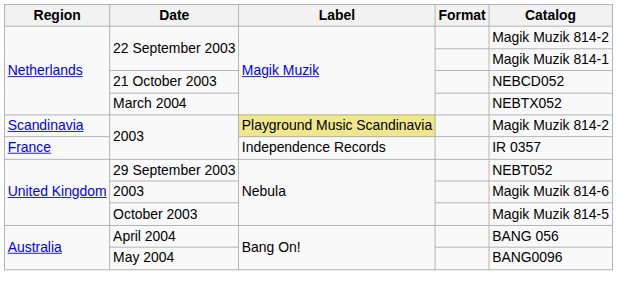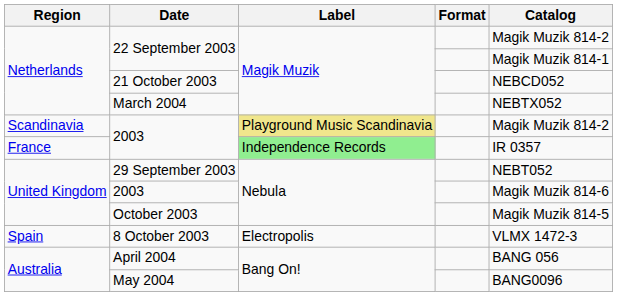(314, 147) no background -> (314, 147) lightgreen background
+ row: (25, 236)
